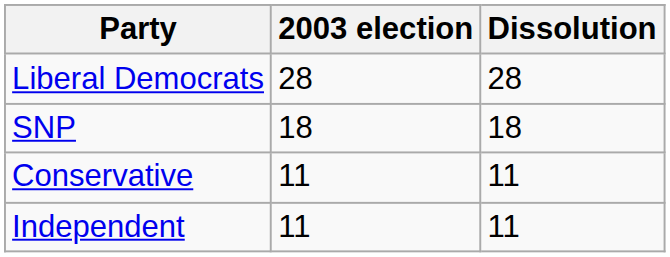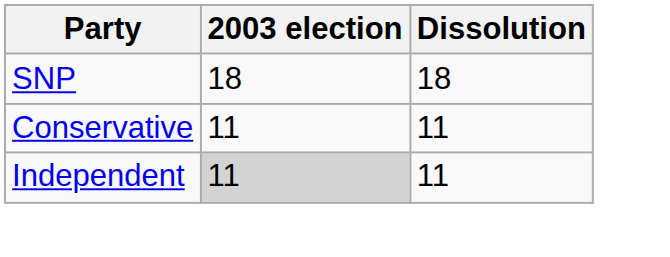- row: (138, 78)
(294, 226) no background -> (224, 176) lightgrey background
